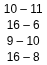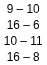rows swapped: (23, 41) <-> (23, 8)
